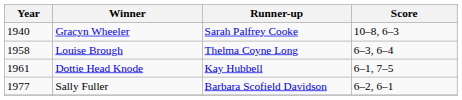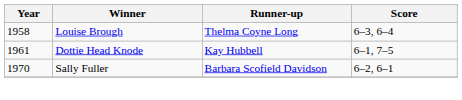- row: (92, 31)
(18, 85) 1977 -> (18, 67) 1970
